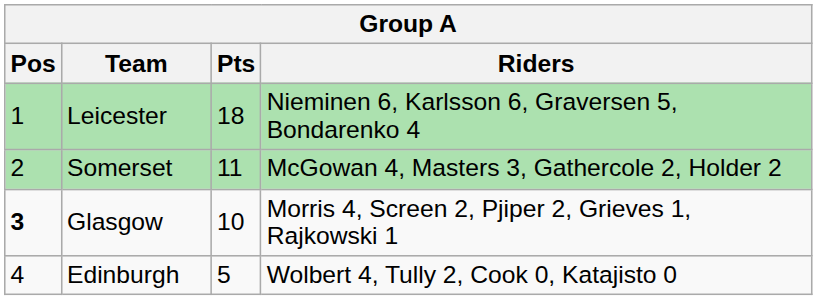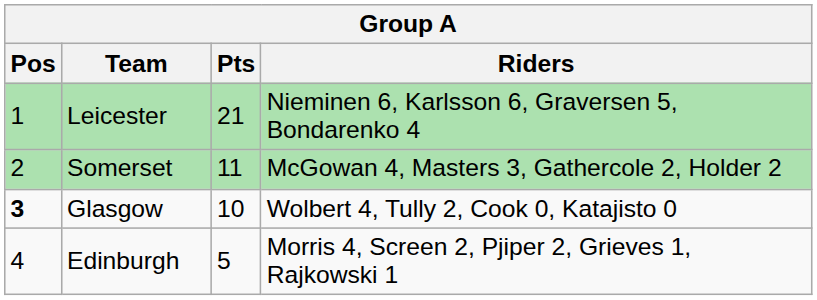(231, 116) 18 -> (231, 116) 21
(479, 221) Morris 4, Screen 2, Pjiper 2, Grieves 1, Rajkowski 1 -> (472, 208) Wolbert 4, Tully 2, Cook 0, Katajisto 0
(472, 274) Wolbert 4, Tully 2, Cook 0, Katajisto 0 -> (479, 261) Morris 4, Screen 2, Pjiper 2, Grieves 1, Rajkowski 1
